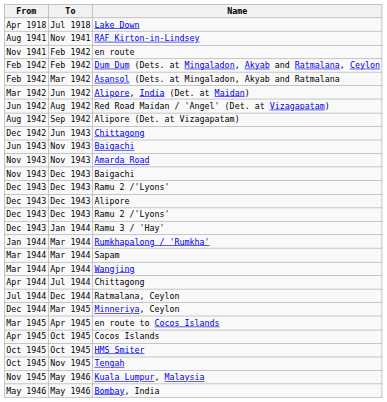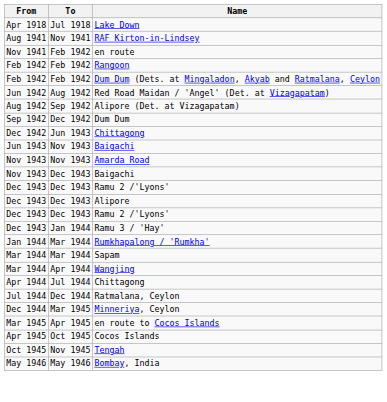+ row: (26, 65)
- row: (26, 79)
- row: (26, 92)
+ row: (26, 120)
- row: (26, 350)
- row: (26, 377)
